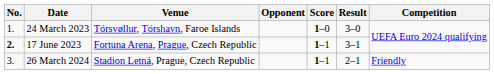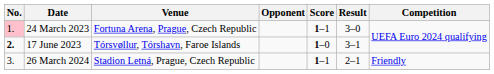(11, 28) no background -> (11, 28) pink background
(167, 28) Tórsvøllur, Tórshavn, Faroe Islands -> (175, 28) Fortuna Arena, Prague, Czech Republic
(322, 28) 1–0 -> (322, 28) 1–1
(175, 45) Fortuna Arena, Prague, Czech Republic -> (167, 45) Tórsvøllur, Tórshavn, Faroe Islands
(322, 45) 1–1 -> (322, 45) 1–0
